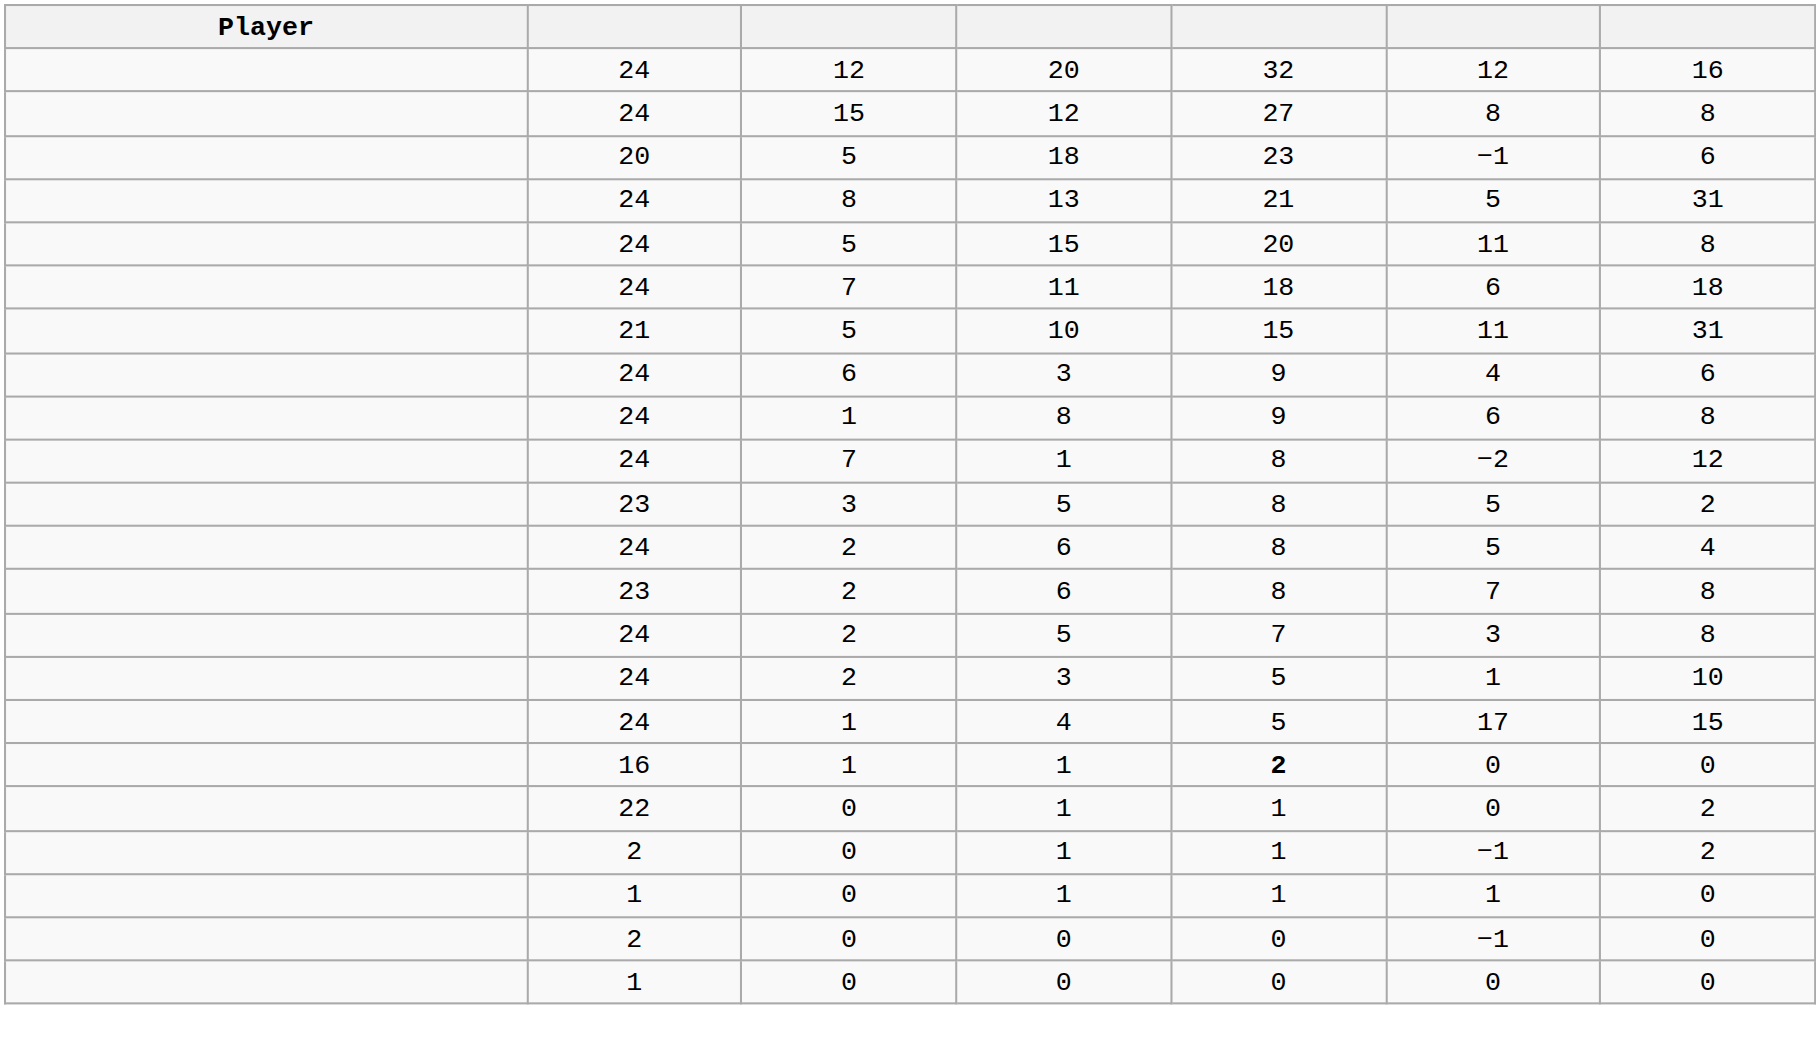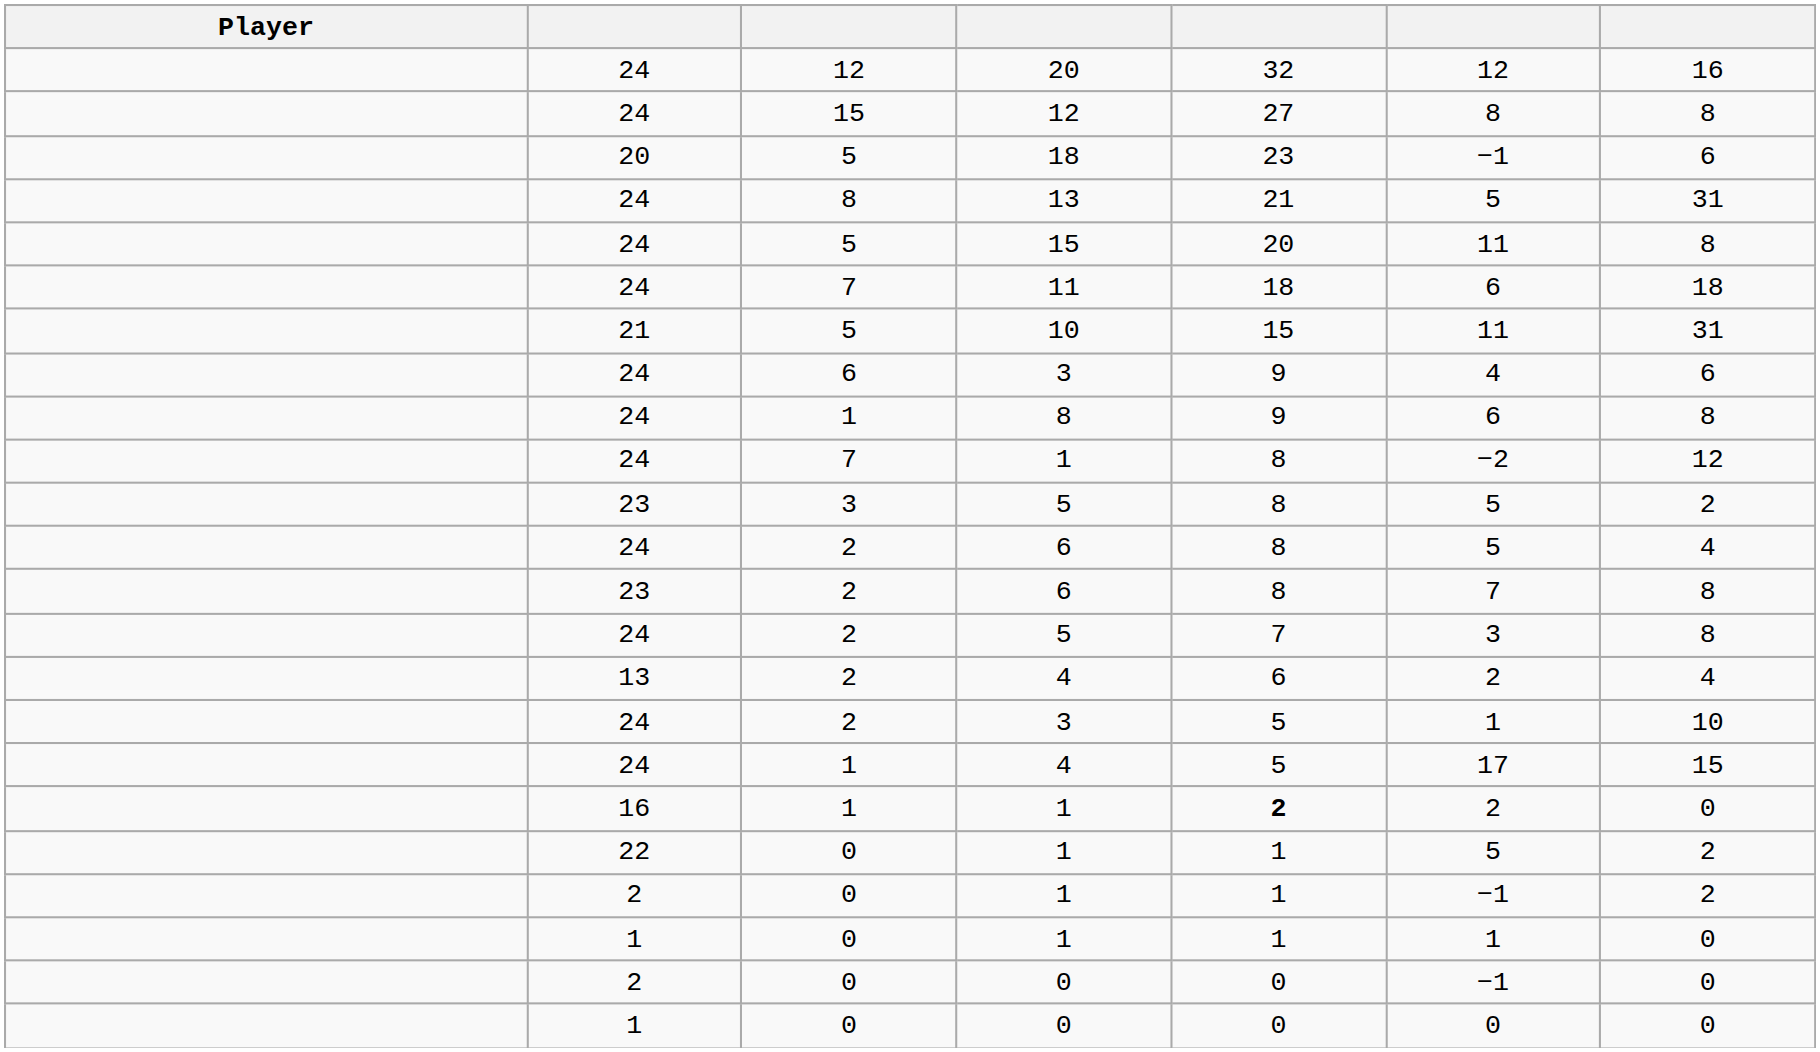+ row: (634, 678)
(1493, 765) 0 -> (1493, 809) 2
(1493, 809) 0 -> (1493, 852) 5
